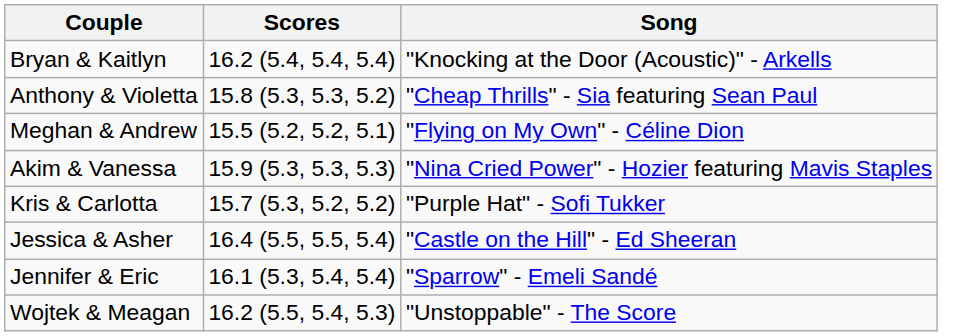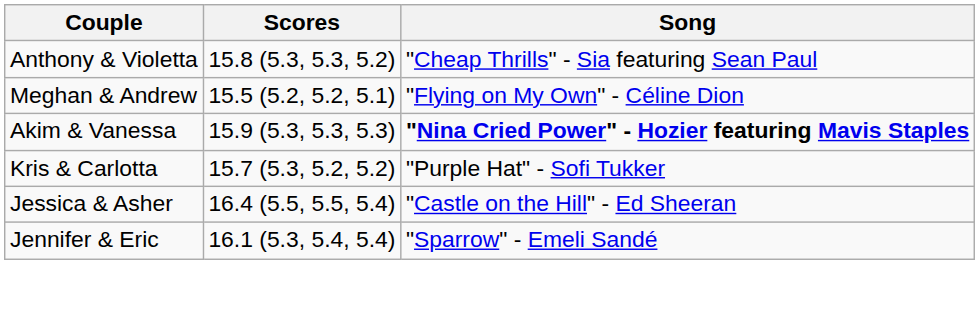- row: (88, 58)
(669, 167) normal -> (688, 131) bold
- row: (100, 312)
